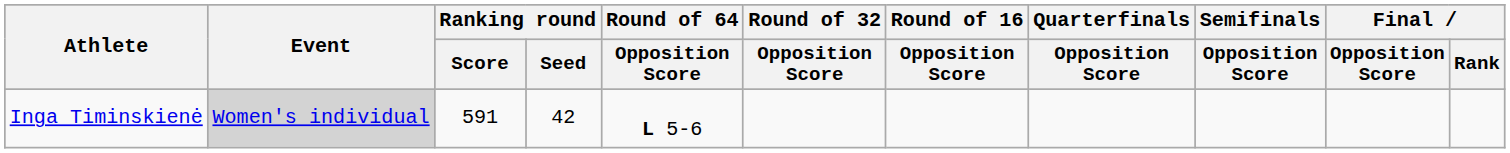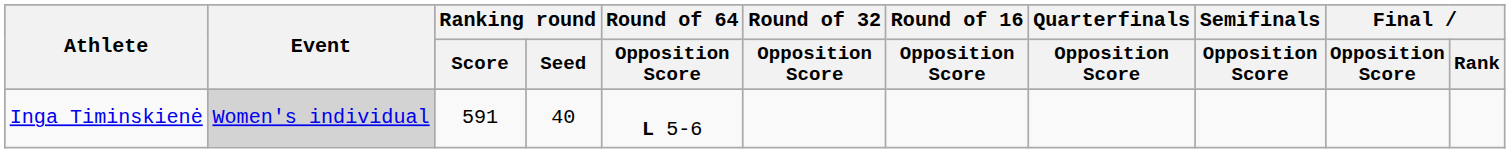(563, 118) 42 -> (563, 118) 40
